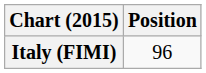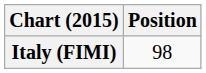(162, 52) 96 -> (162, 52) 98
